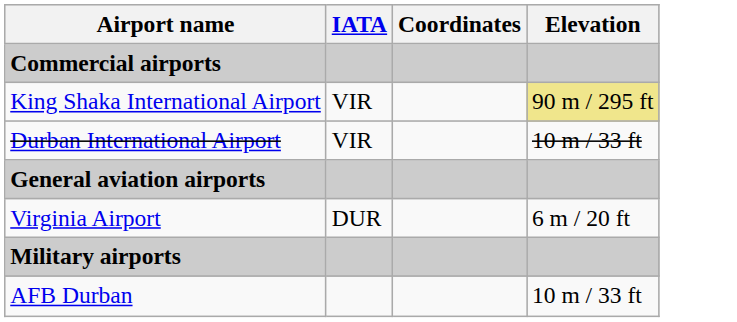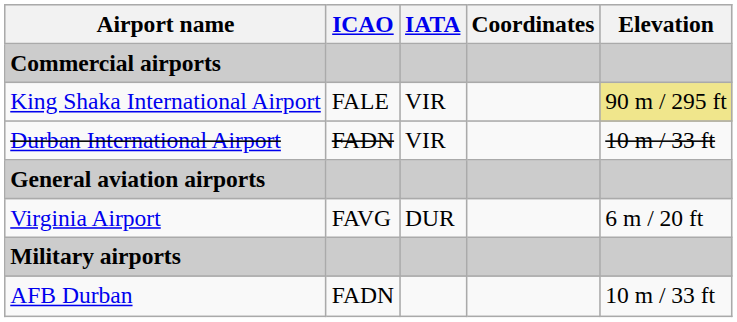+ column: (363, 24)
